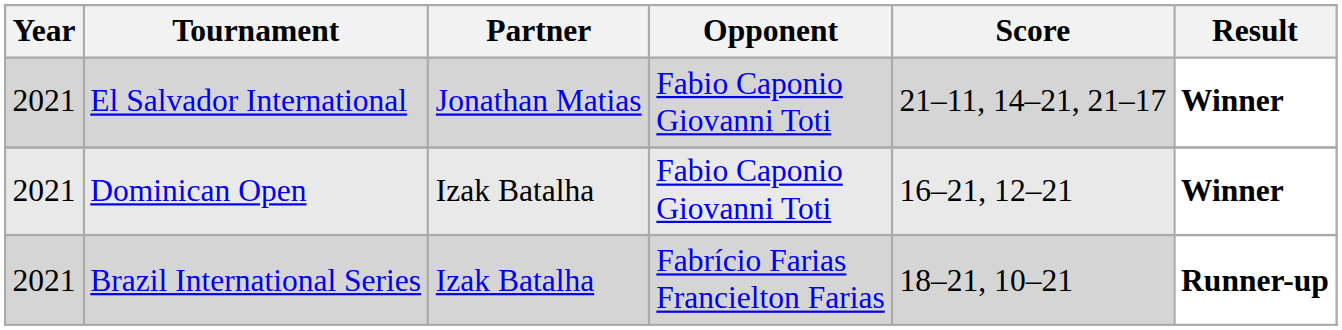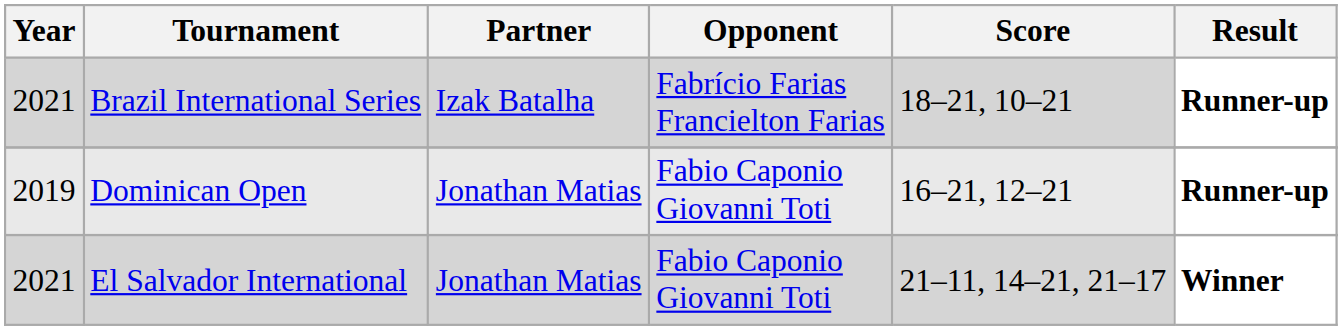rows swapped: (256, 280) <-> (249, 101)
(44, 190) 2021 -> (44, 190) 2019
(515, 190) Izak Batalha -> (539, 190) Jonathan Matias
(1232, 190) Winner -> (1255, 190) Runner-up
